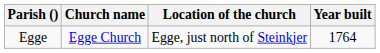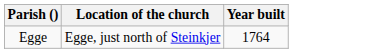- column: (105, 15)
